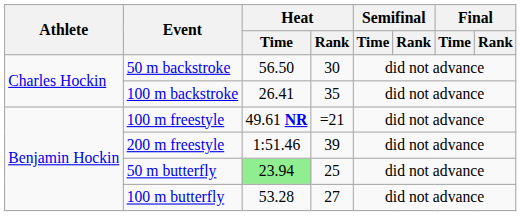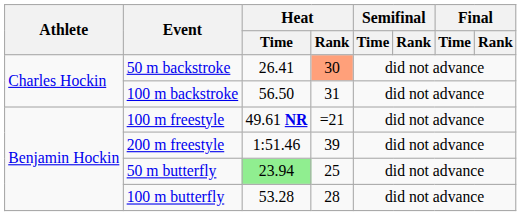(276, 68) 56.50 -> (276, 68) 26.41
(332, 68) no background -> (332, 68) lightsalmon background
(276, 94) 26.41 -> (276, 94) 56.50
(332, 94) 35 -> (332, 94) 31
(332, 197) 27 -> (332, 197) 28
